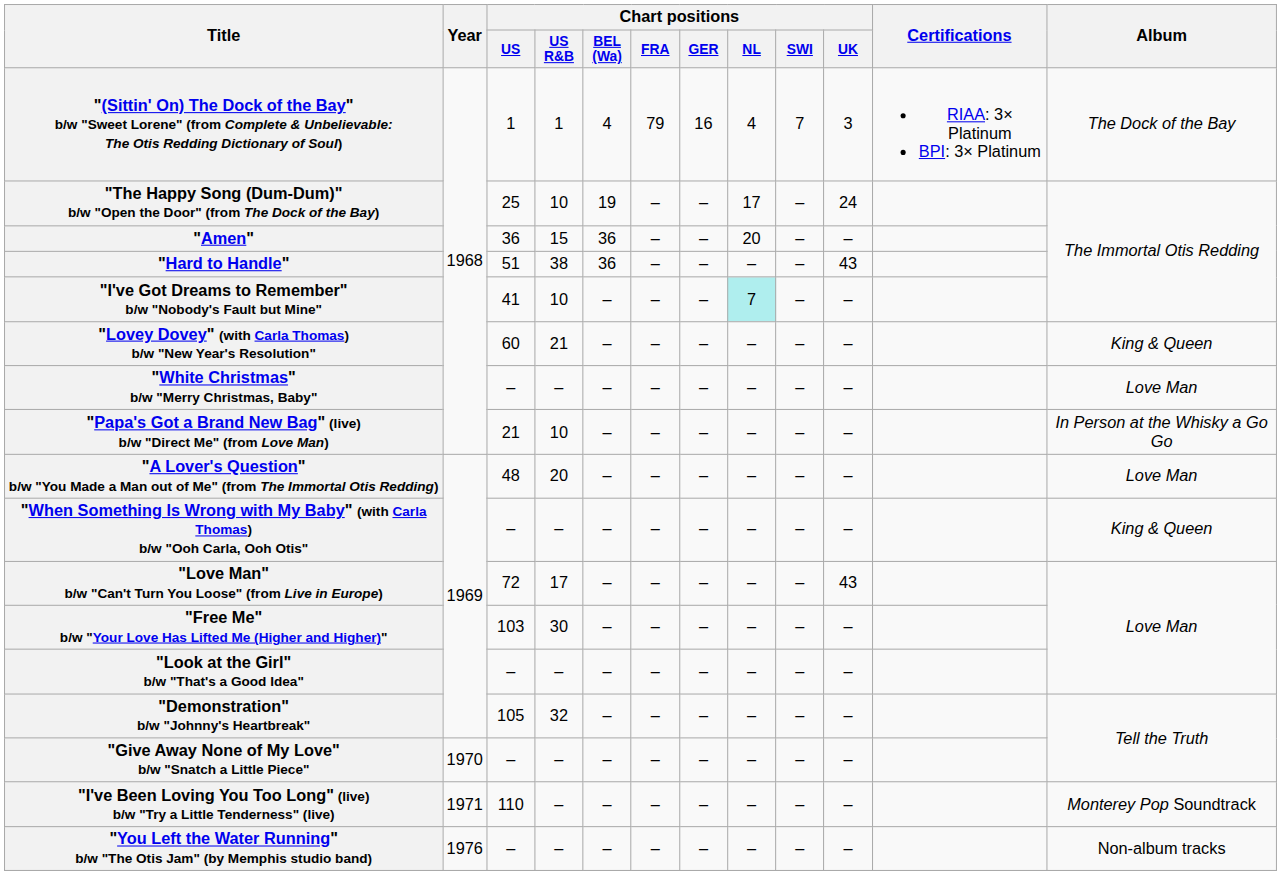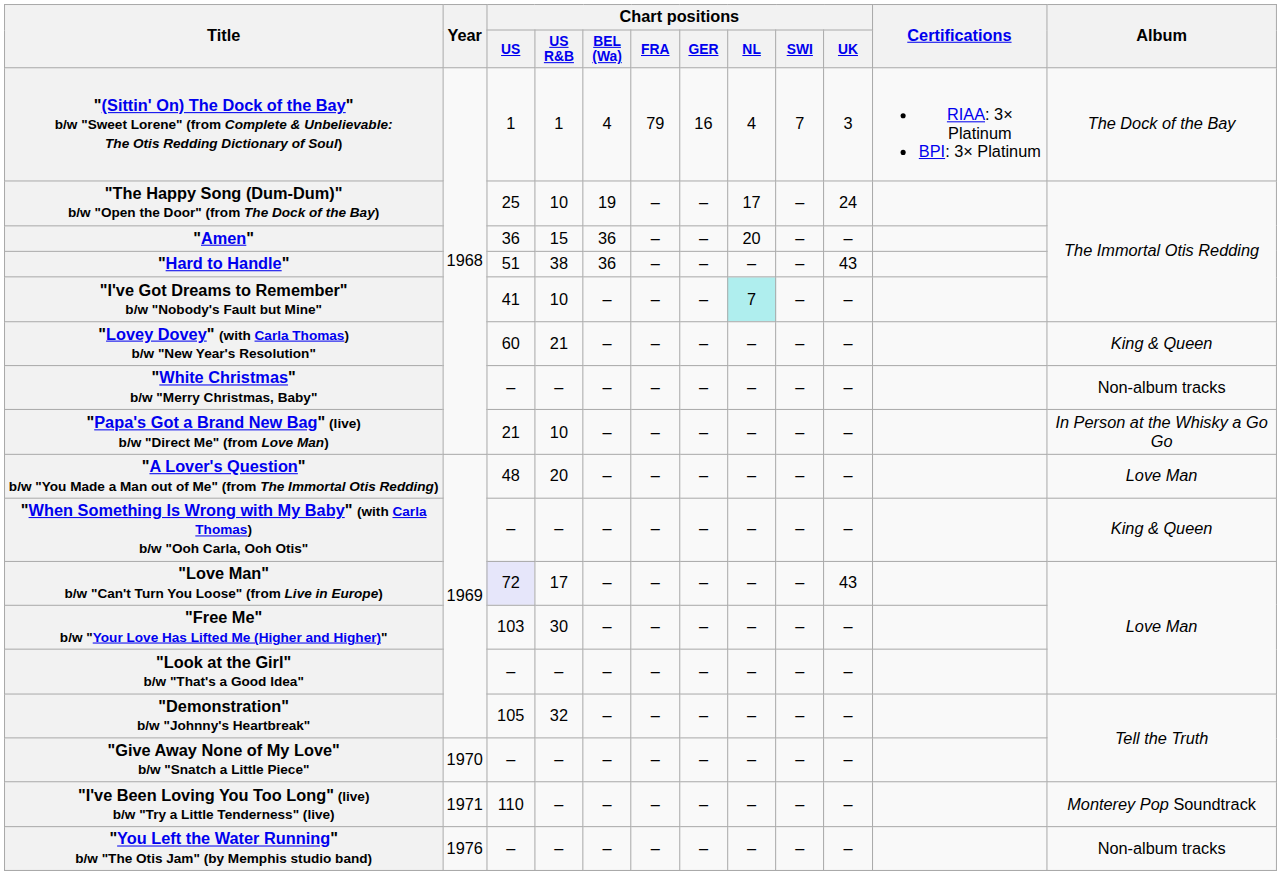(1162, 387) Love Man -> (1162, 387) Non-album tracks
(511, 583) no background -> (511, 583) lavender background
